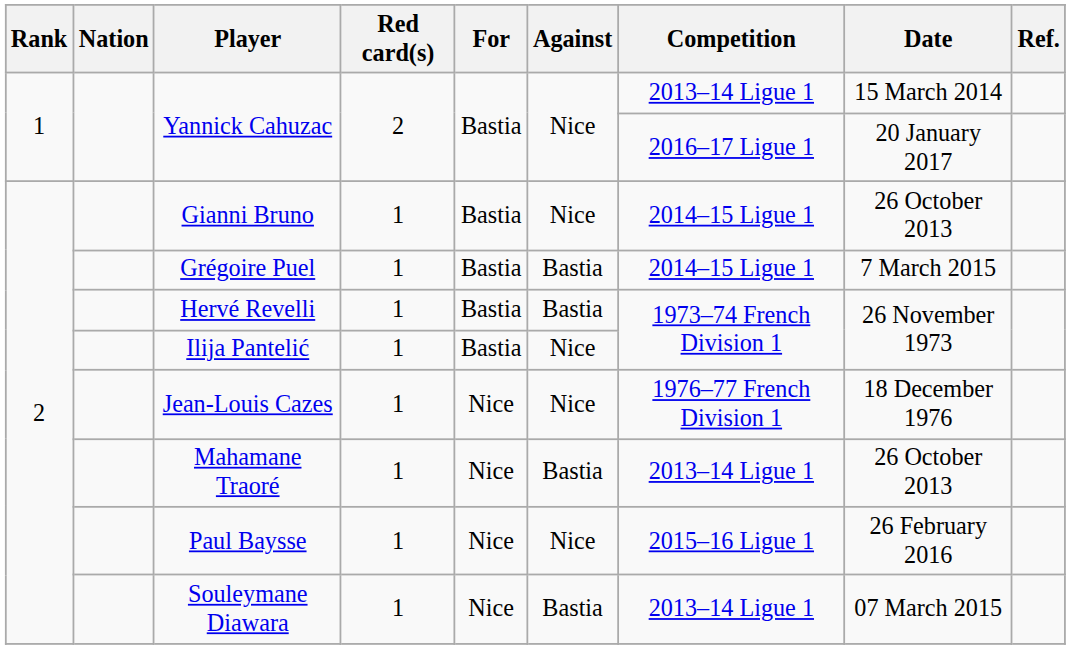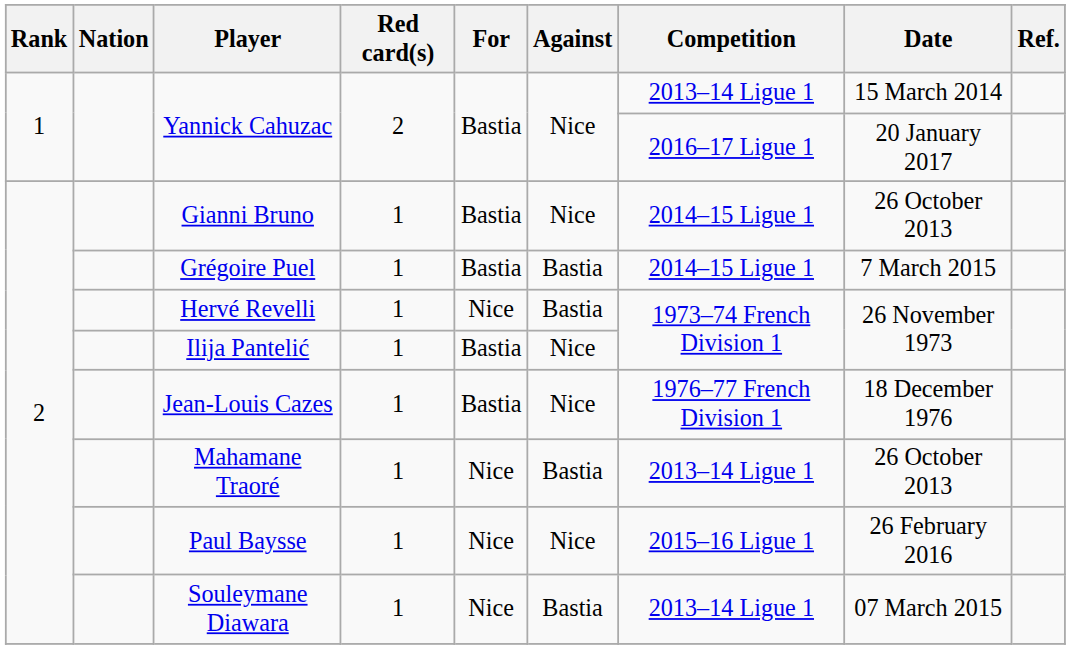(491, 309) Bastia -> (491, 309) Nice
(491, 403) Nice -> (491, 403) Bastia
